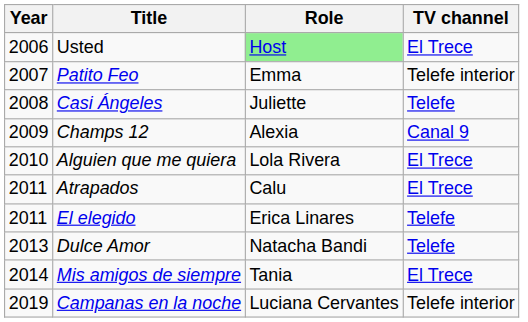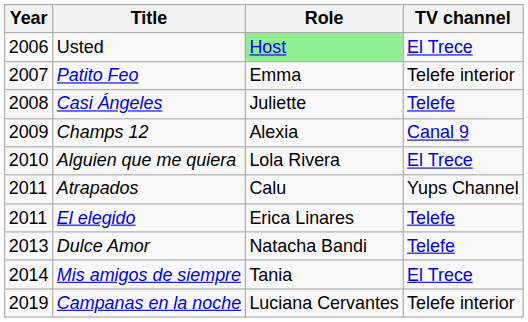(440, 189) El Trece -> (463, 189) Yups Channel
